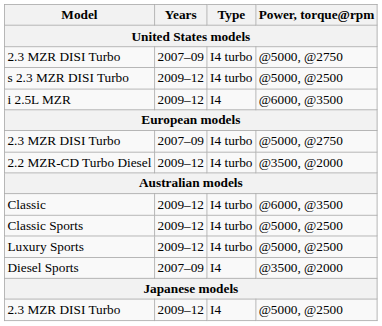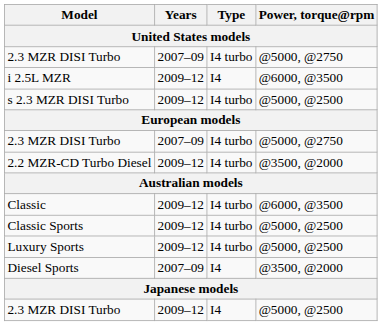rows swapped: (39, 99) <-> (68, 78)
